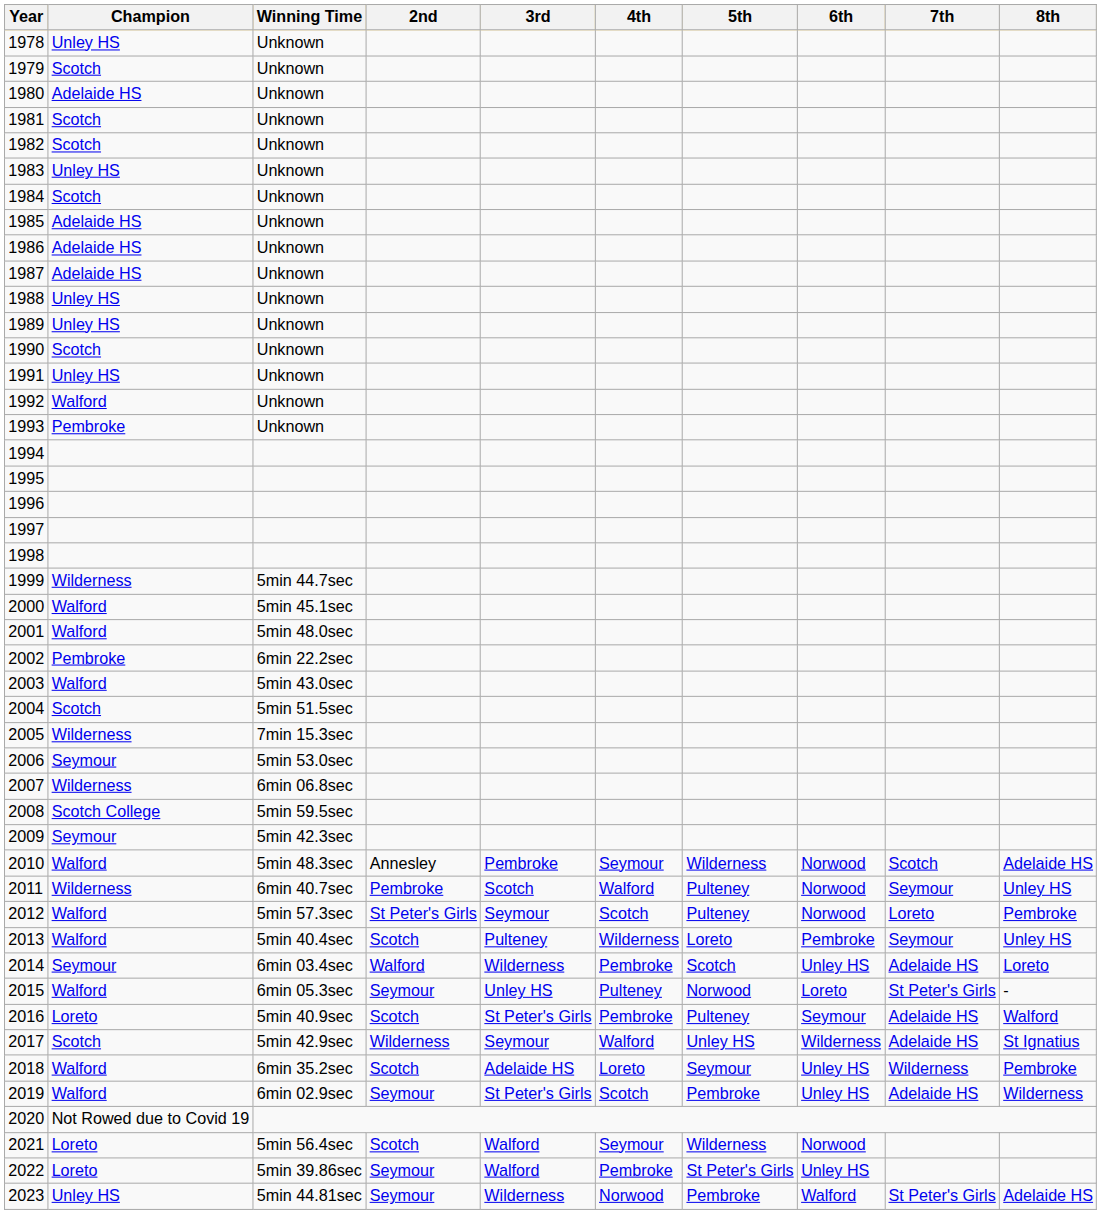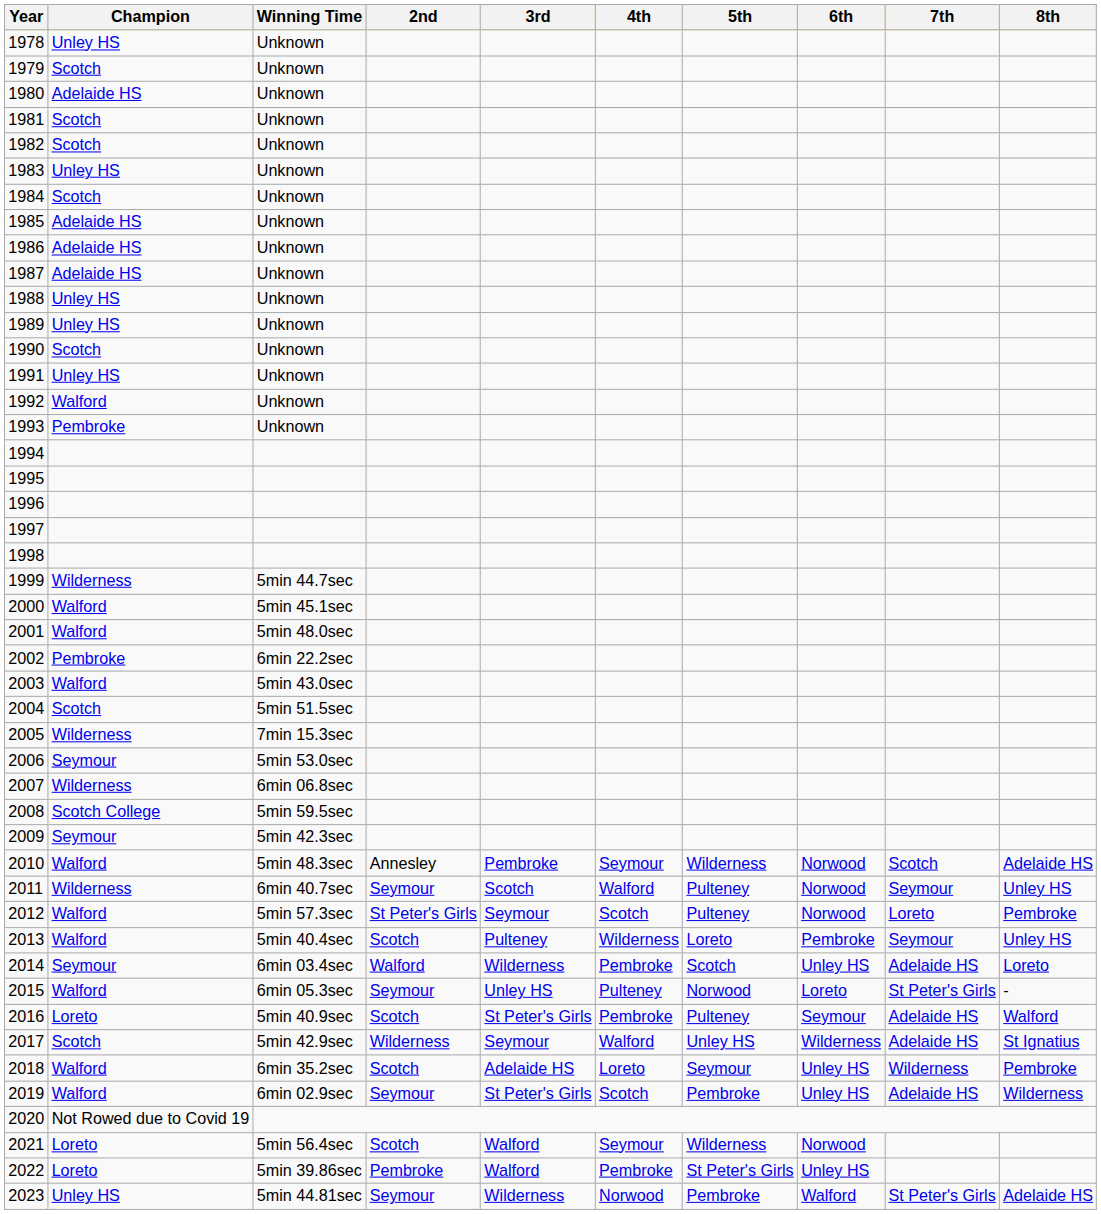(406, 888) Pembroke -> (402, 888) Seymour
(402, 1170) Seymour -> (406, 1170) Pembroke
